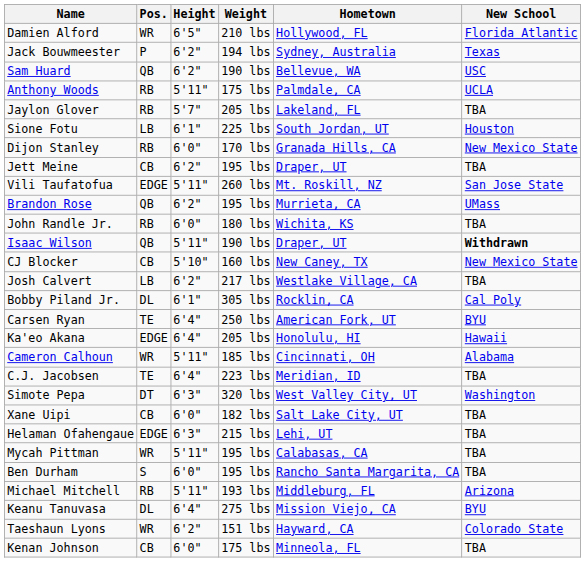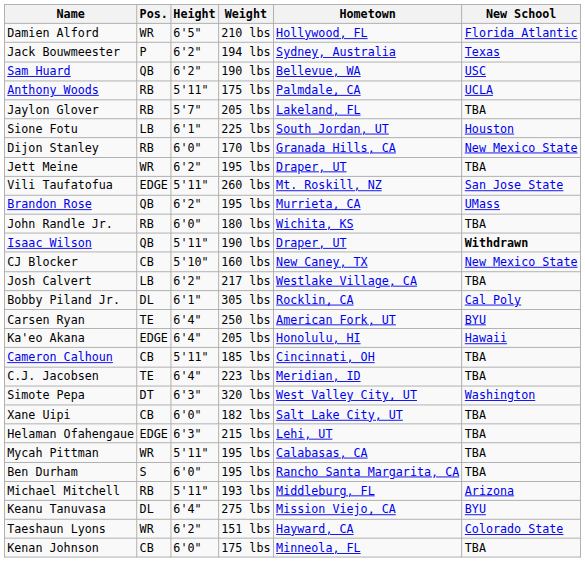(147, 167) CB -> (147, 167) WR
(147, 357) WR -> (147, 357) CB
(489, 357) Alabama -> (475, 357) TBA
